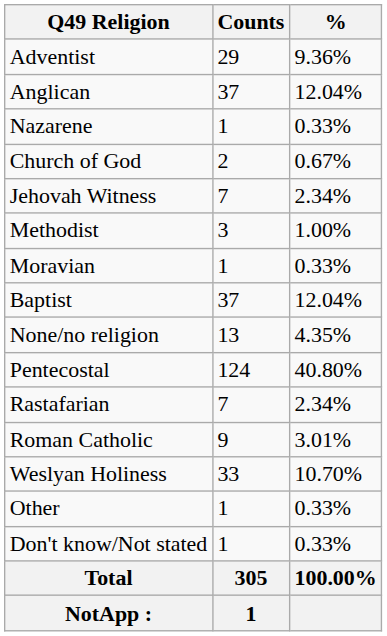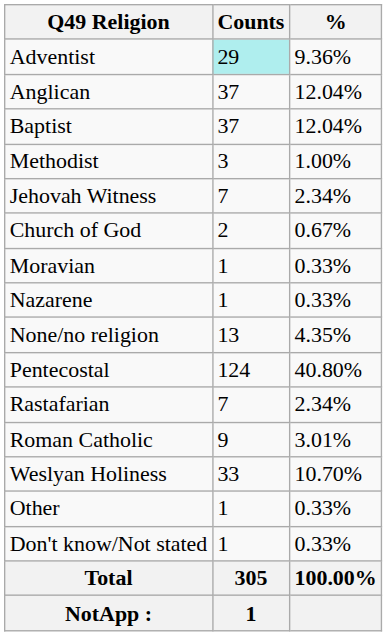(228, 56) no background -> (228, 56) paleturquoise background
rows swapped: (41, 299) <-> (51, 126)
rows swapped: (75, 160) <-> (54, 230)
